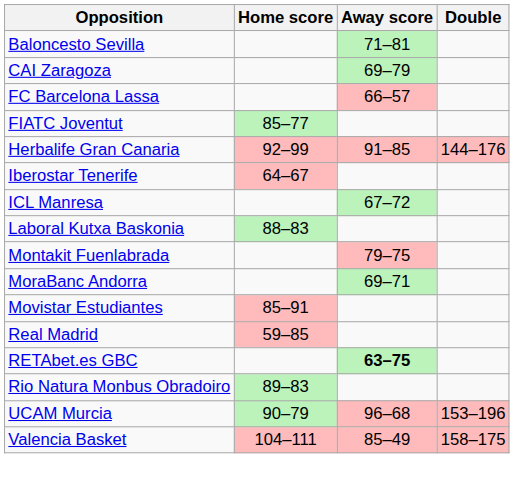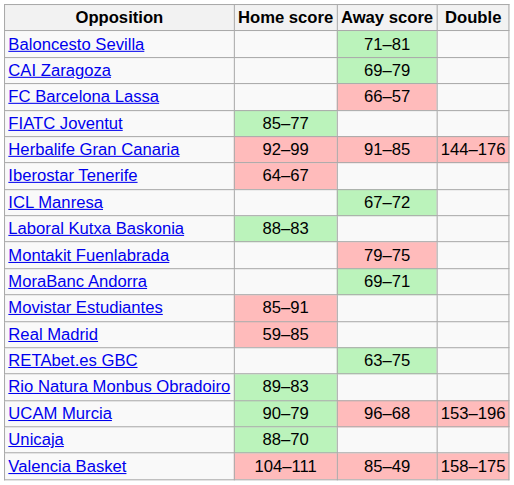(387, 360) bold -> (387, 360) normal
+ row: (36, 439)
